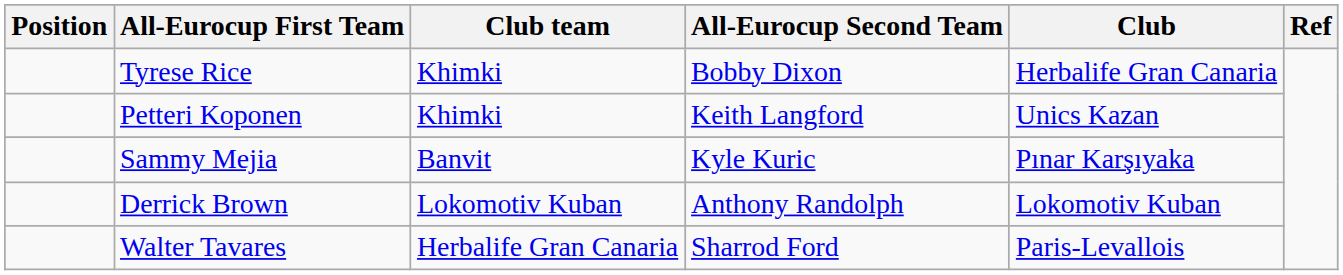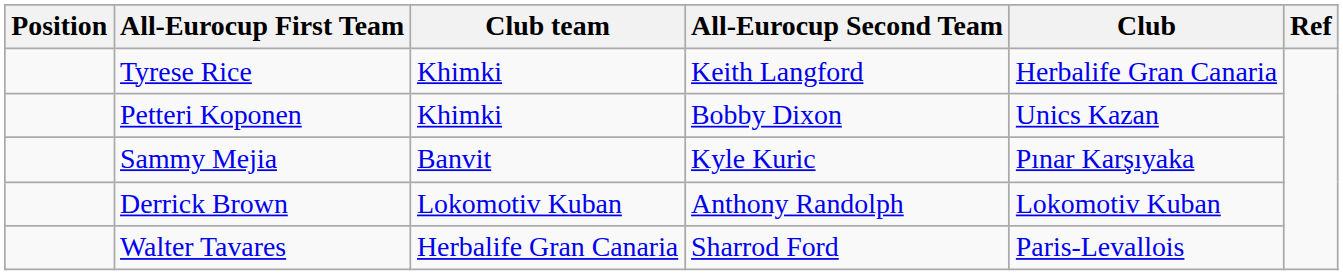(766, 70) Bobby Dixon -> (777, 70) Keith Langford
(777, 114) Keith Langford -> (766, 114) Bobby Dixon
